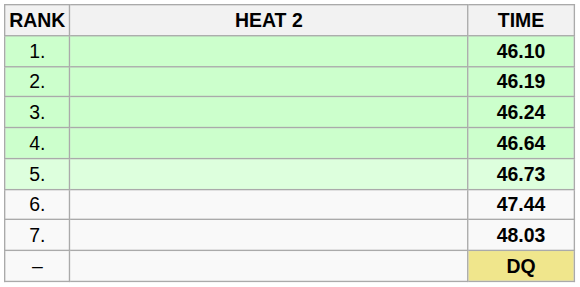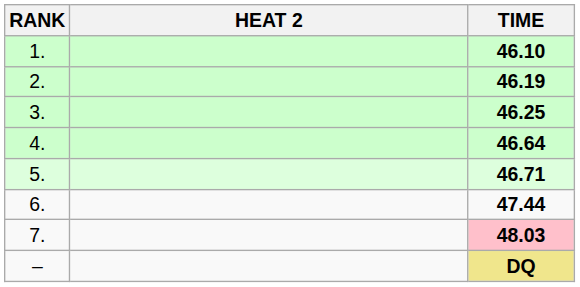(521, 113) 46.24 -> (521, 113) 46.25
(521, 174) 46.73 -> (521, 174) 46.71
(521, 235) no background -> (521, 235) pink background
